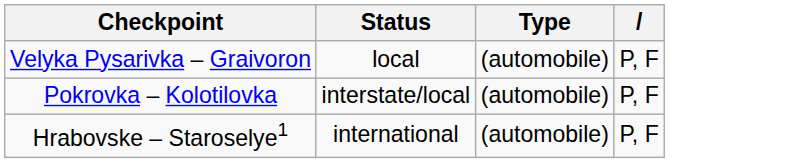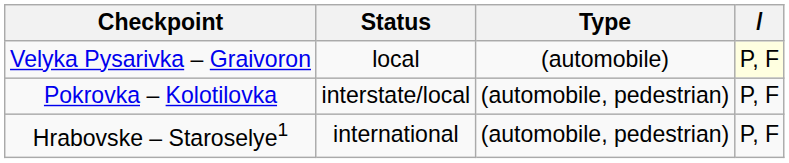(639, 59) no background -> (760, 59) lightyellow background
(545, 95) (automobile) -> (605, 95) (automobile, pedestrian)
(545, 135) (automobile) -> (605, 135) (automobile, pedestrian)
